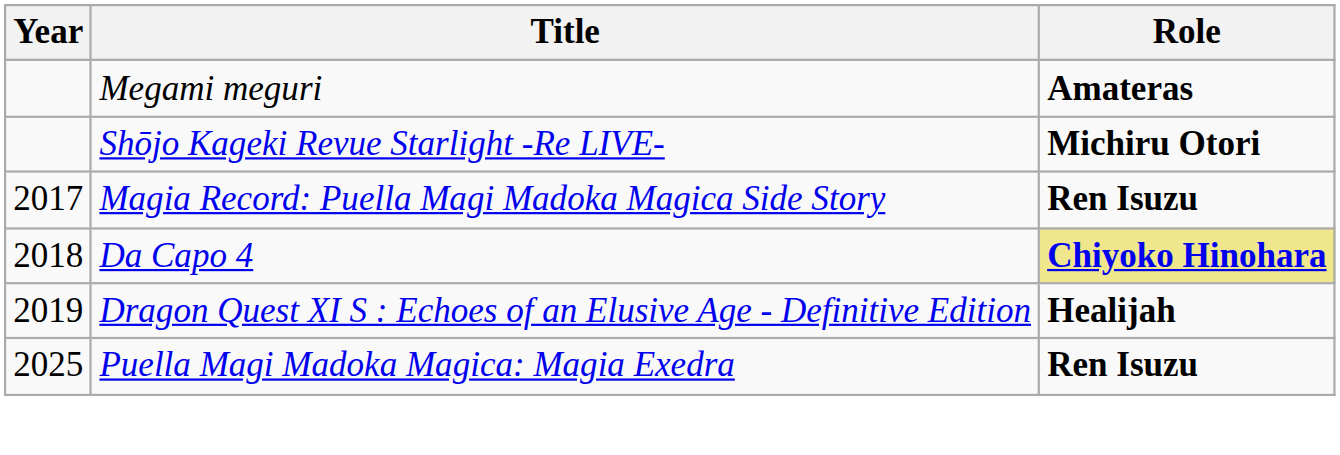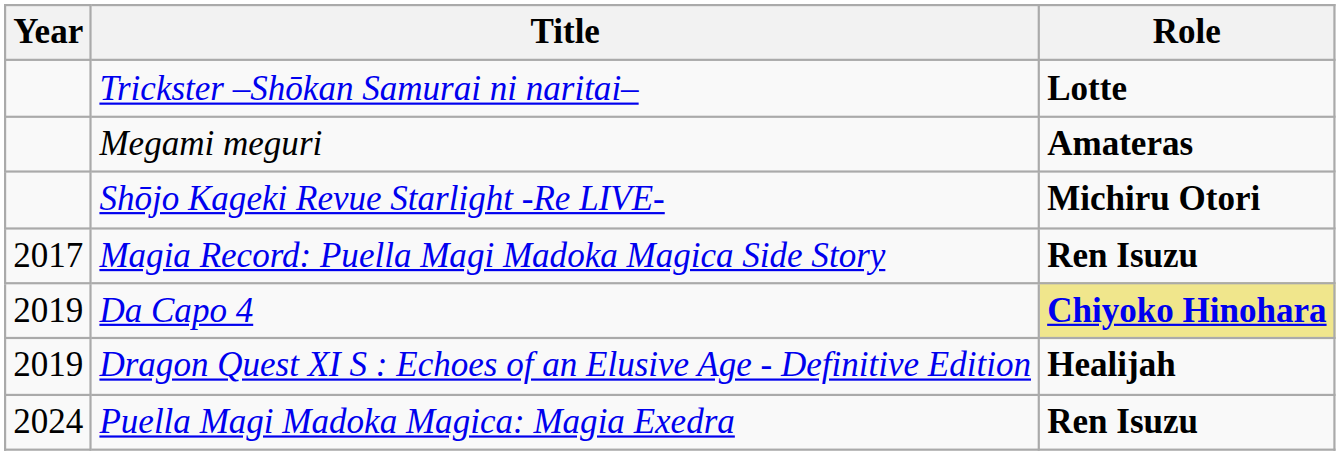+ row: (369, 87)
(48, 254) 2018 -> (48, 310) 2019
(48, 365) 2025 -> (48, 421) 2024
